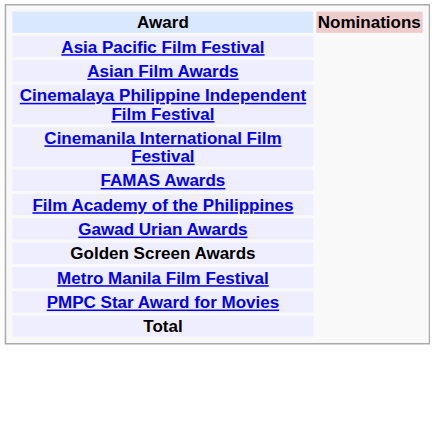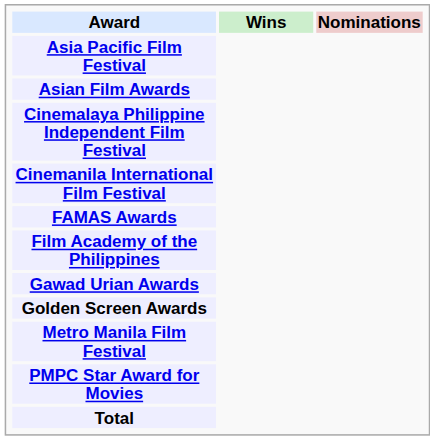+ column: (266, 23)
